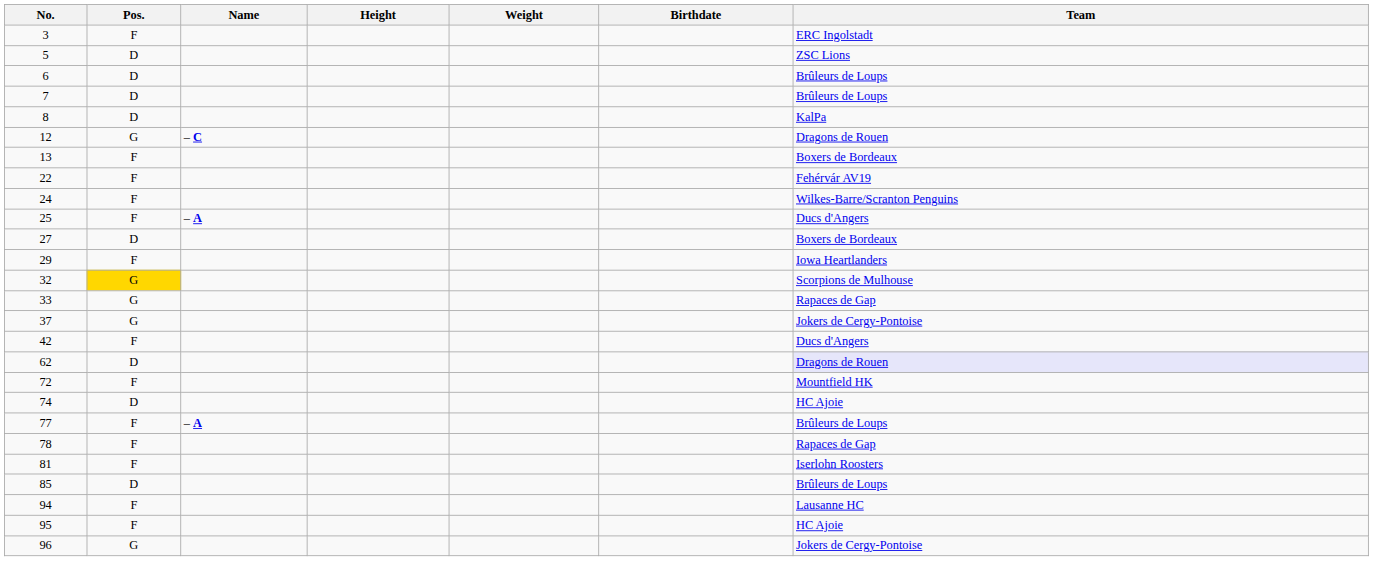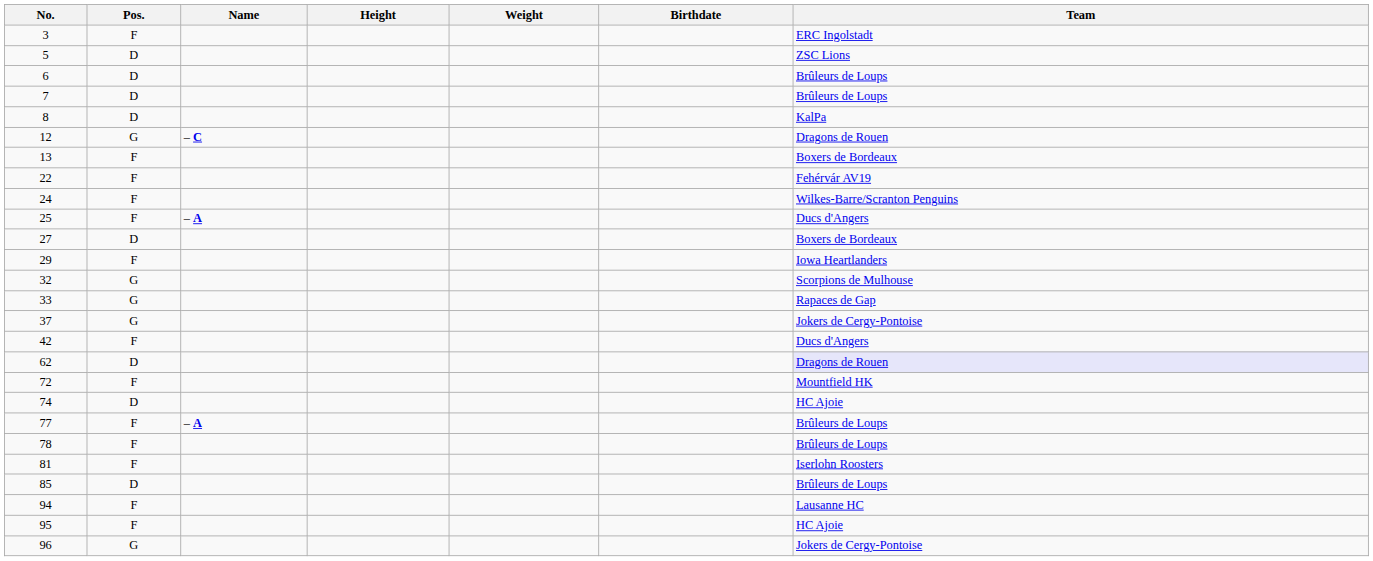(134, 280) gold background -> (134, 280) no background
(836, 444) Rapaces de Gap -> (842, 444) Brûleurs de Loups
